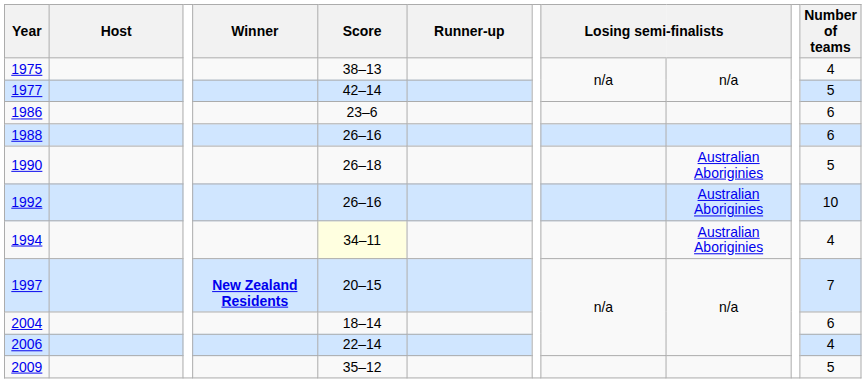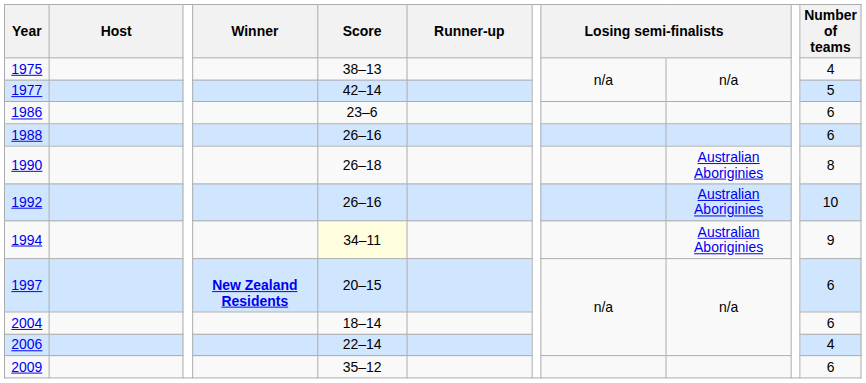(831, 165) 5 -> (831, 165) 8
(831, 240) 4 -> (831, 240) 9
(831, 286) 7 -> (831, 286) 6
(831, 367) 5 -> (831, 367) 6
